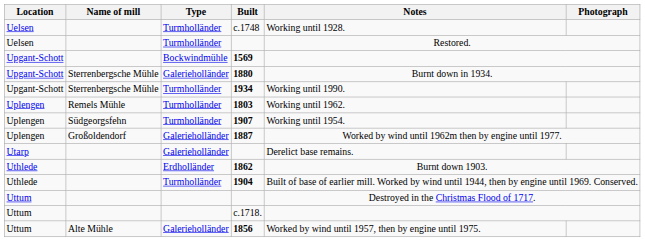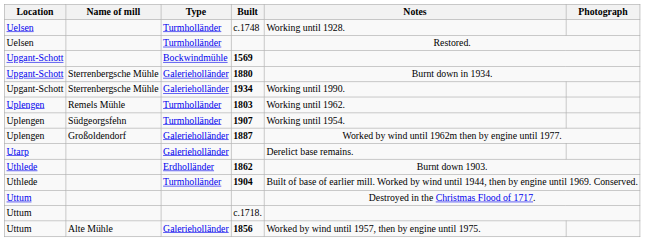(192, 89) Turmholländer -> (196, 89) Galerieholländer
